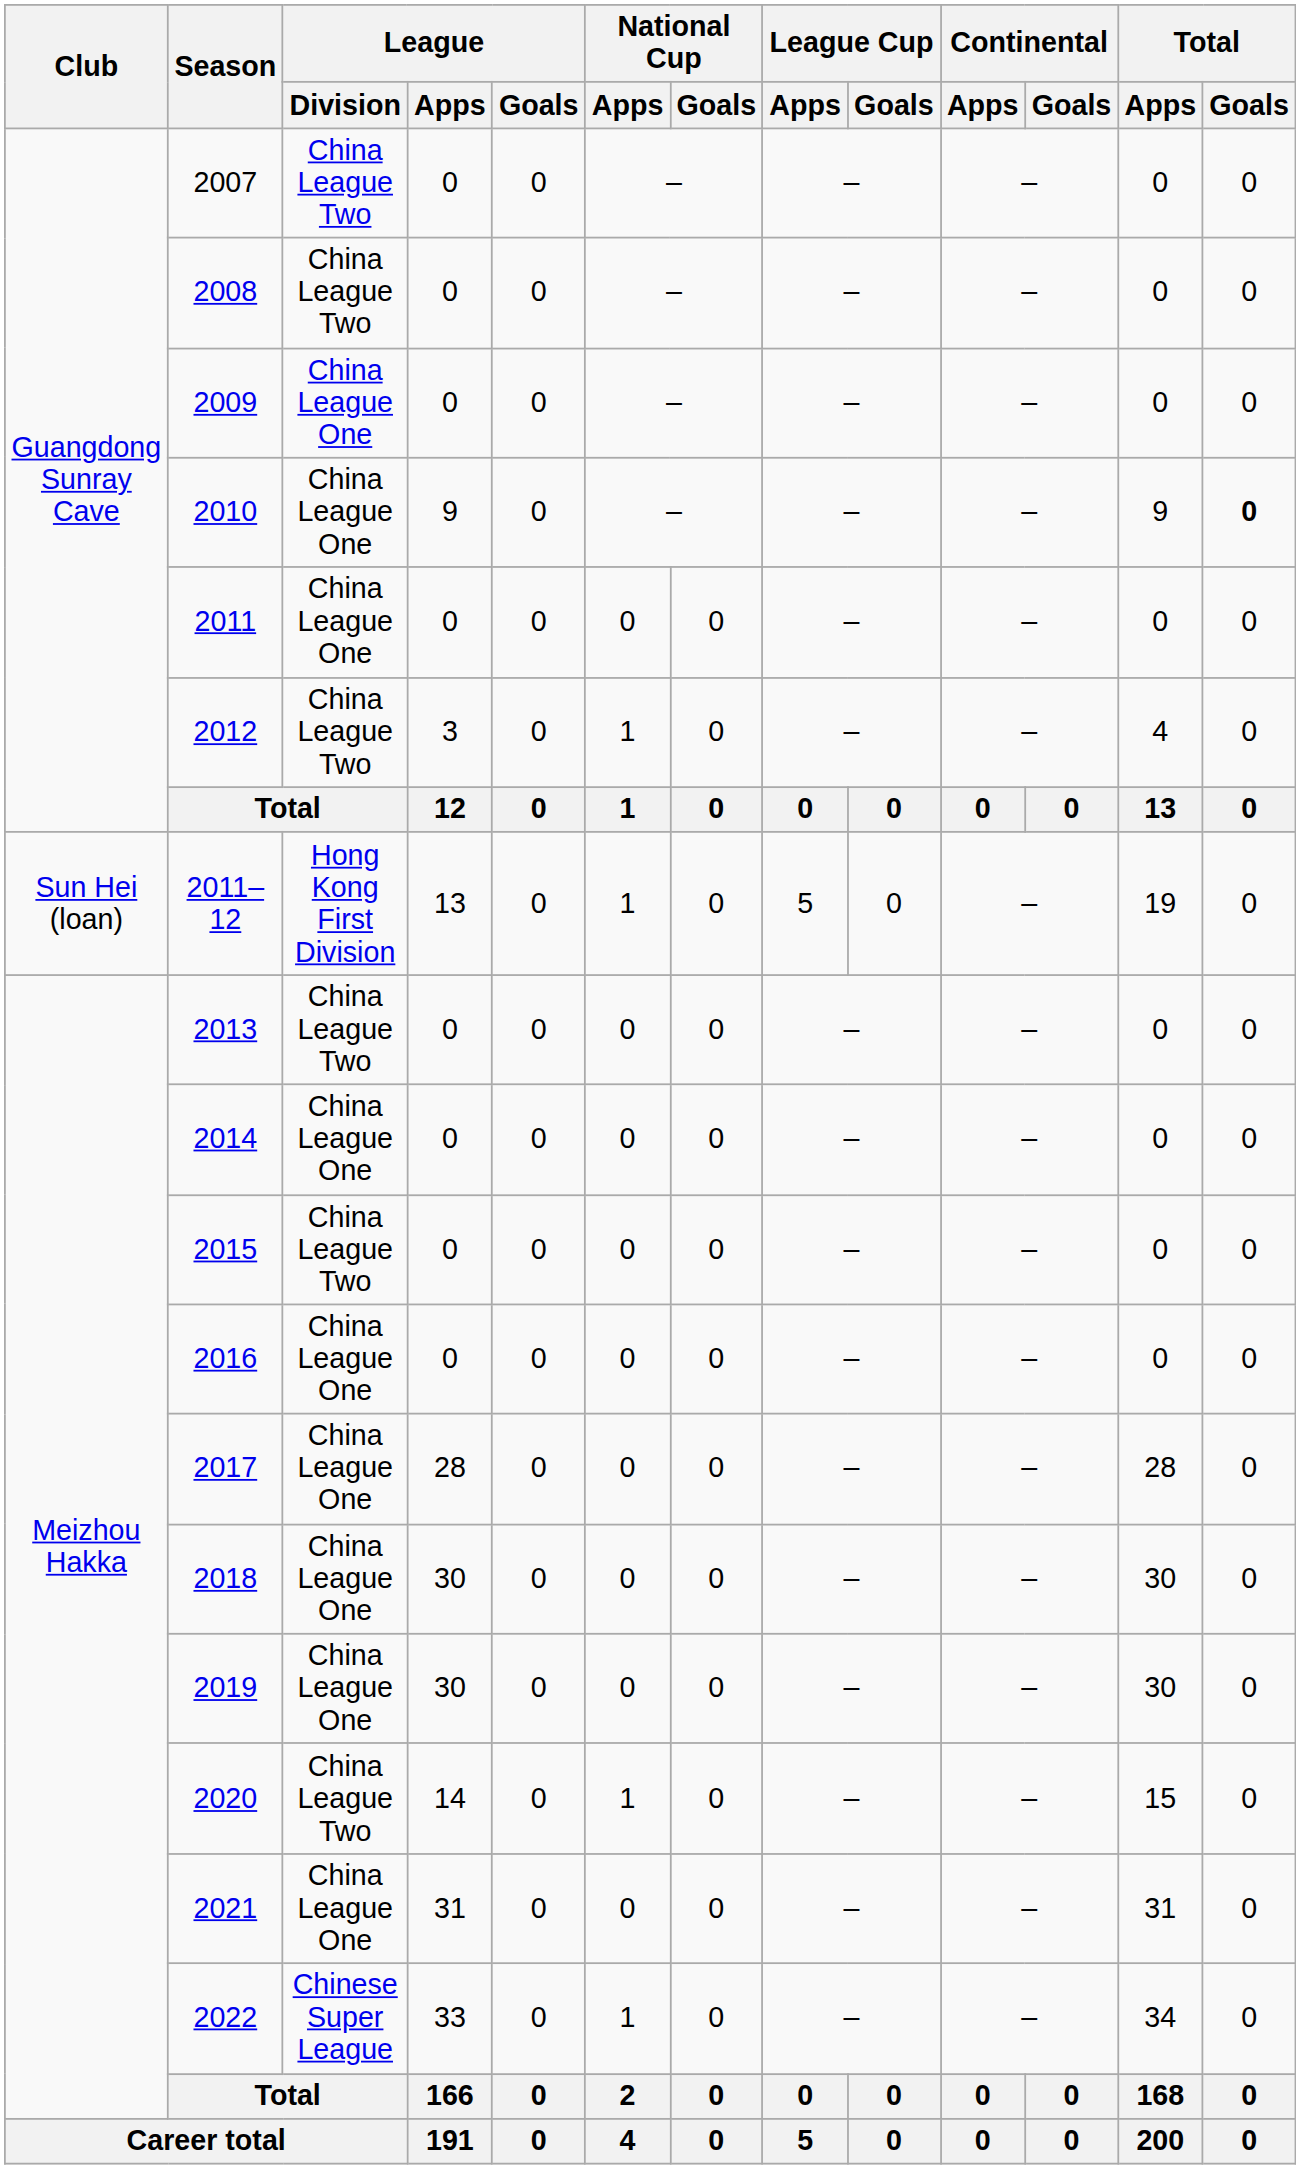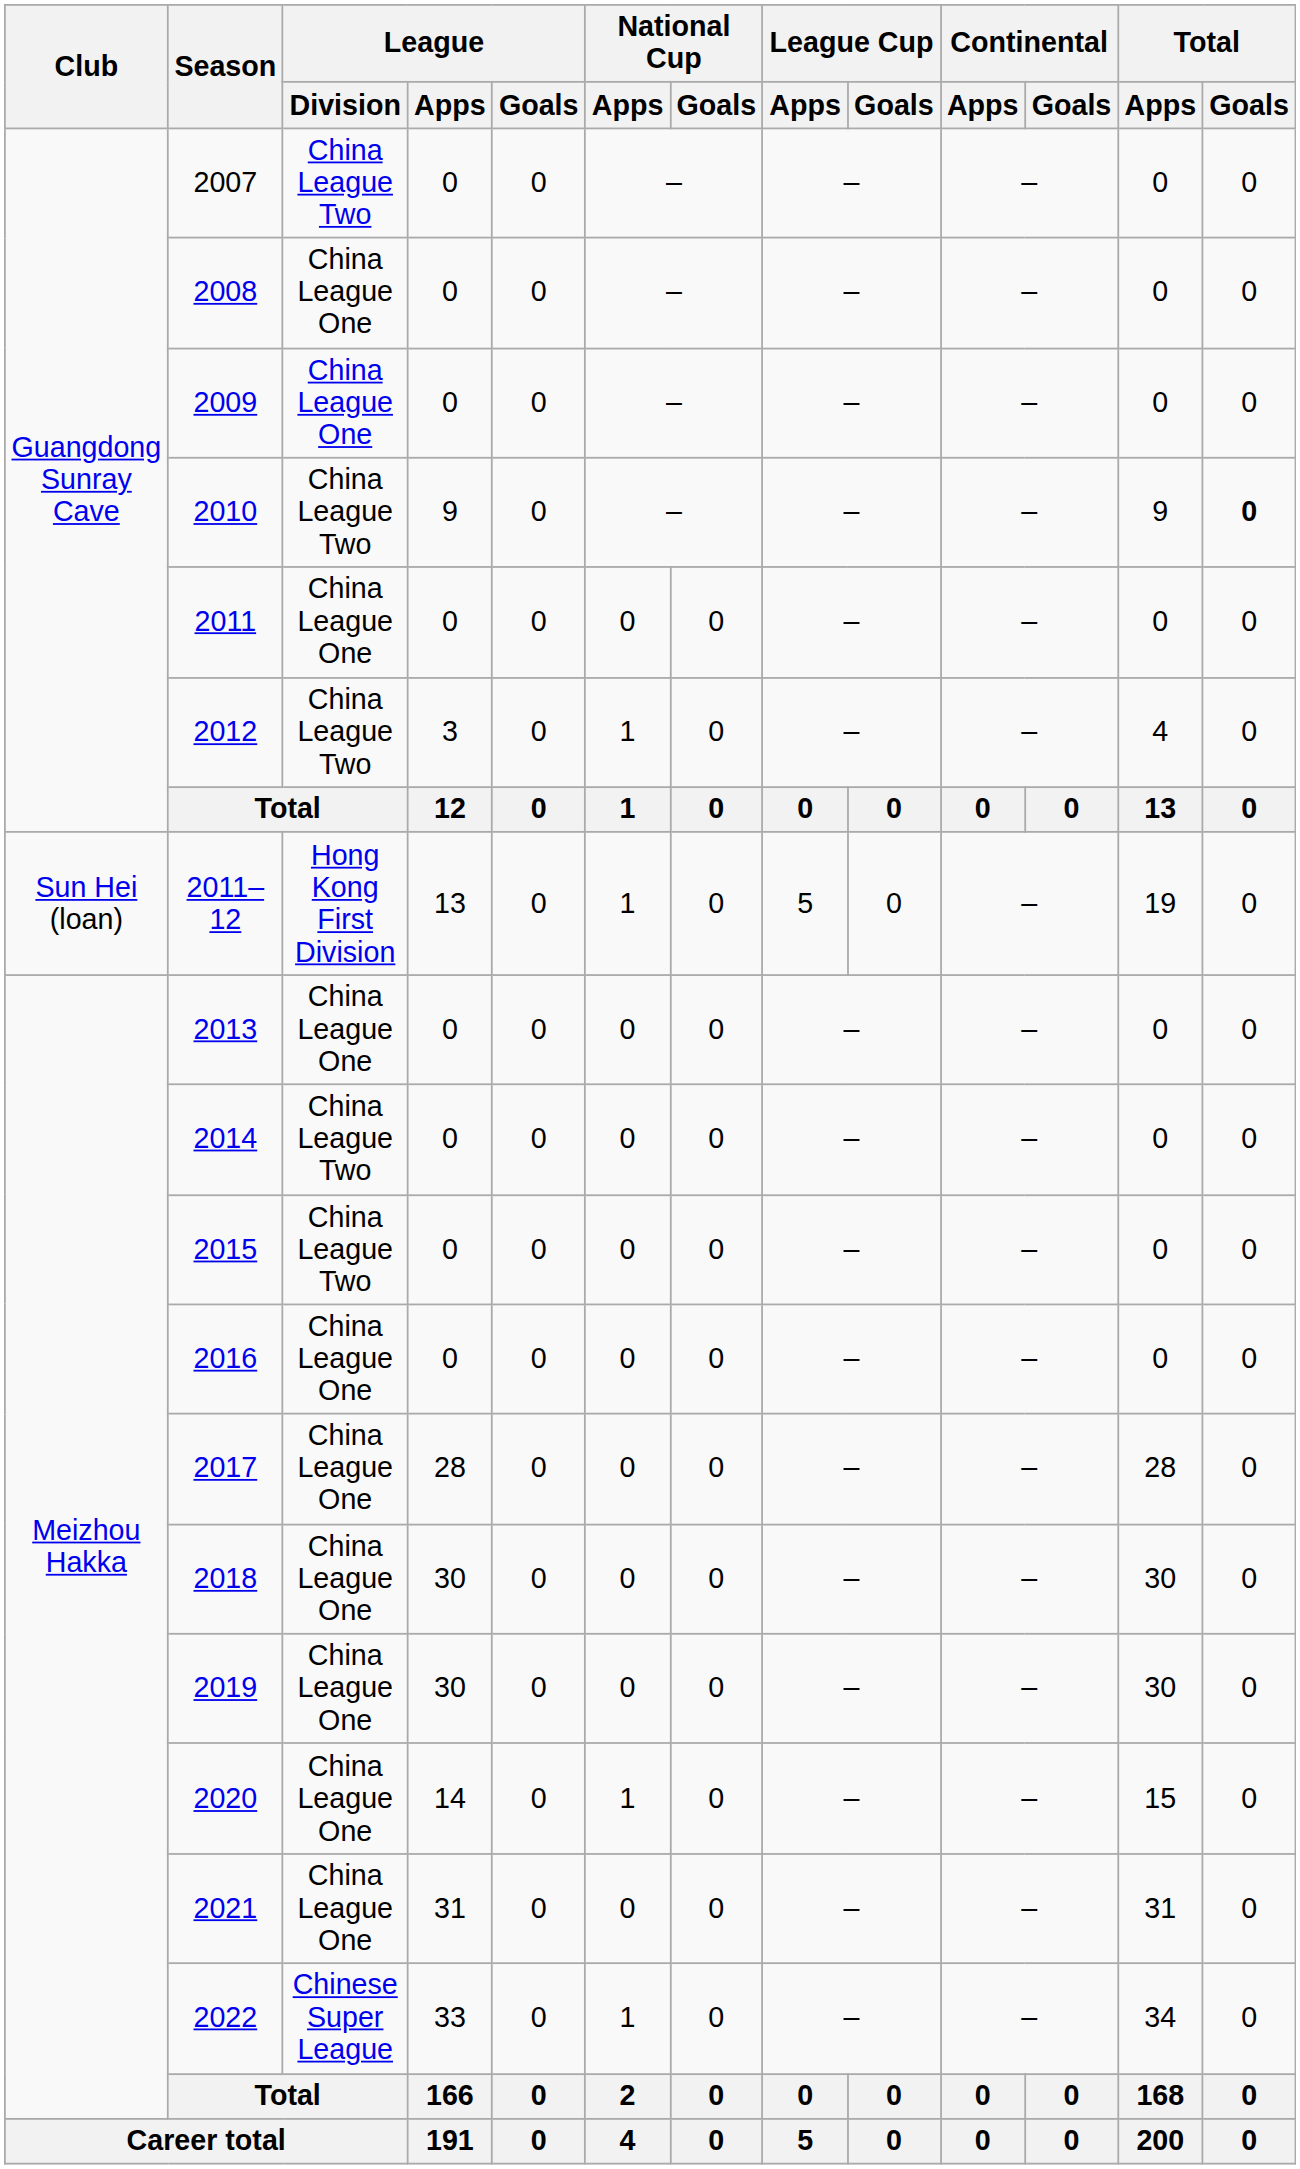(345, 292) China League Two -> (345, 292) China League One
(345, 512) China League One -> (345, 512) China League Two
(345, 1029) China League Two -> (345, 1029) China League One
(345, 1139) China League One -> (345, 1139) China League Two
(345, 1798) China League Two -> (345, 1798) China League One
